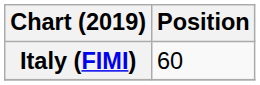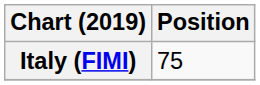(170, 60) 60 -> (170, 60) 75
